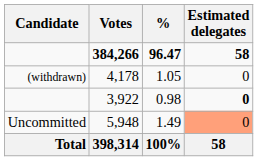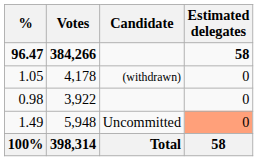columns swapped: (47, 23) <-> (163, 23)
(246, 99) bold -> (246, 99) normal
